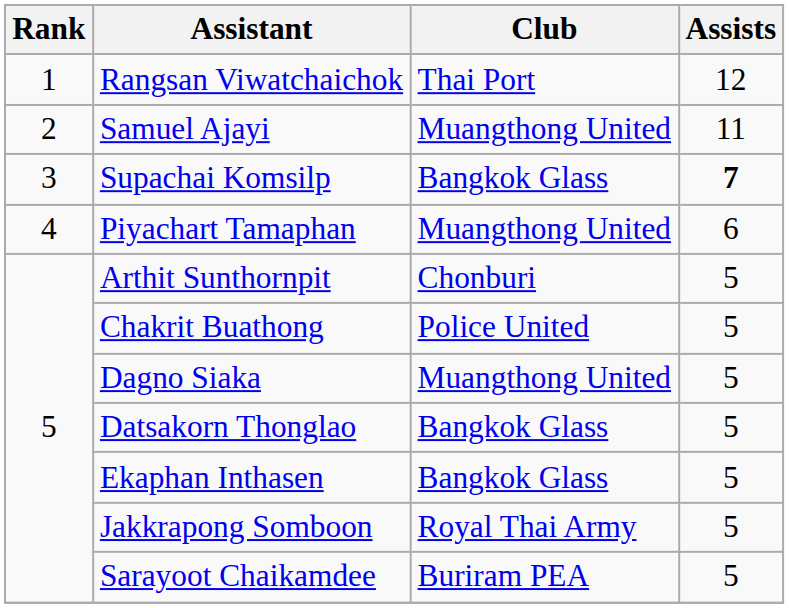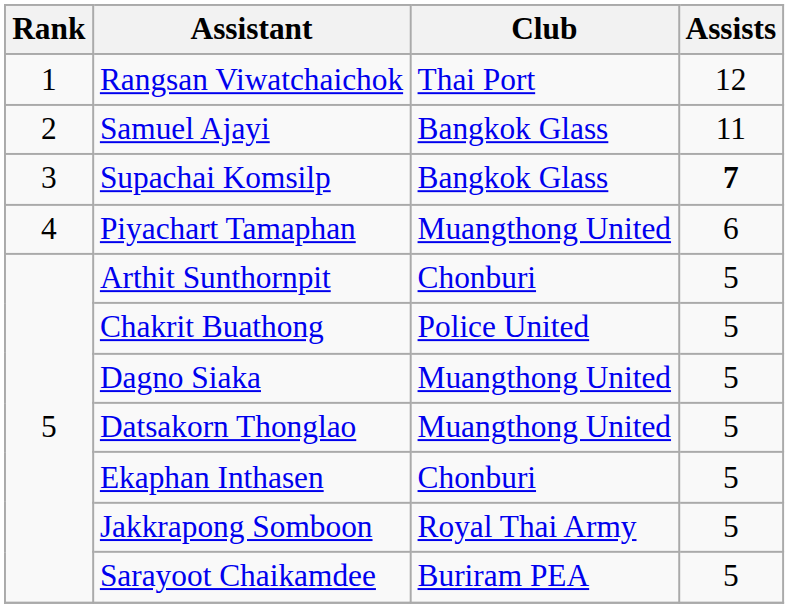(544, 128) Muangthong United -> (513, 128) Bangkok Glass
(513, 427) Bangkok Glass -> (544, 427) Muangthong United
(513, 476) Bangkok Glass -> (477, 476) Chonburi
